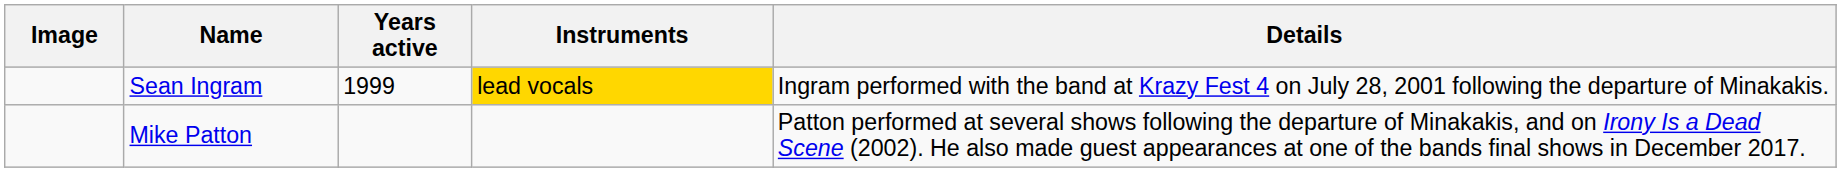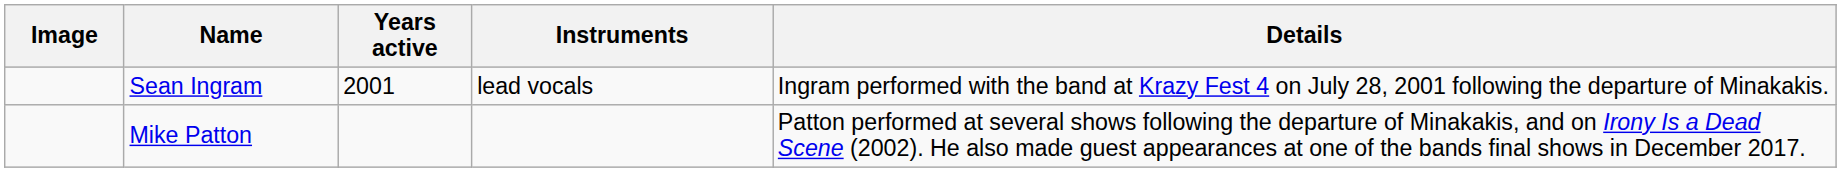(369, 85) 1999 -> (369, 85) 2001
(535, 85) gold background -> (535, 85) no background
